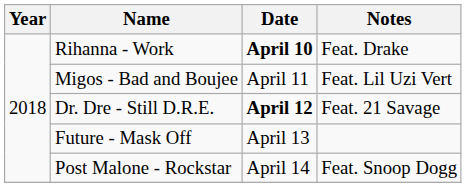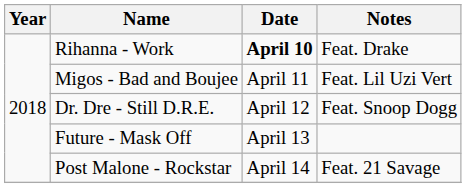(280, 108) bold -> (278, 108) normal
(381, 108) Feat. 21 Savage -> (389, 108) Feat. Snoop Dogg
(389, 167) Feat. Snoop Dogg -> (381, 167) Feat. 21 Savage
